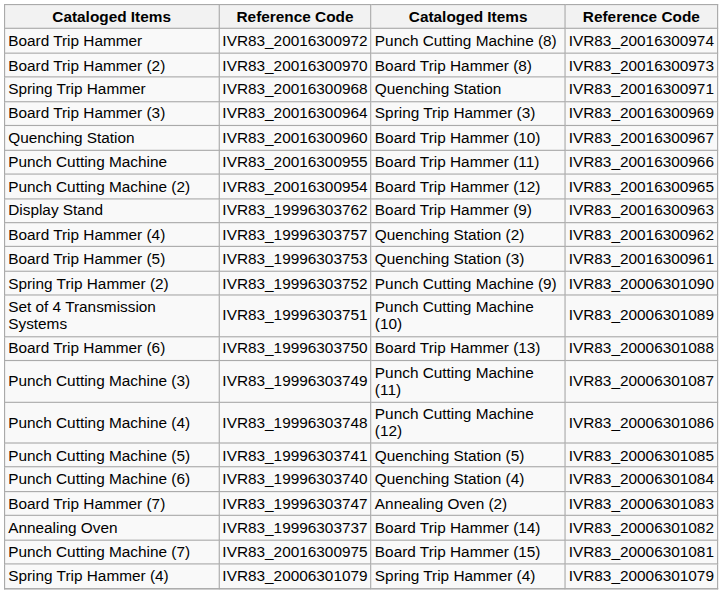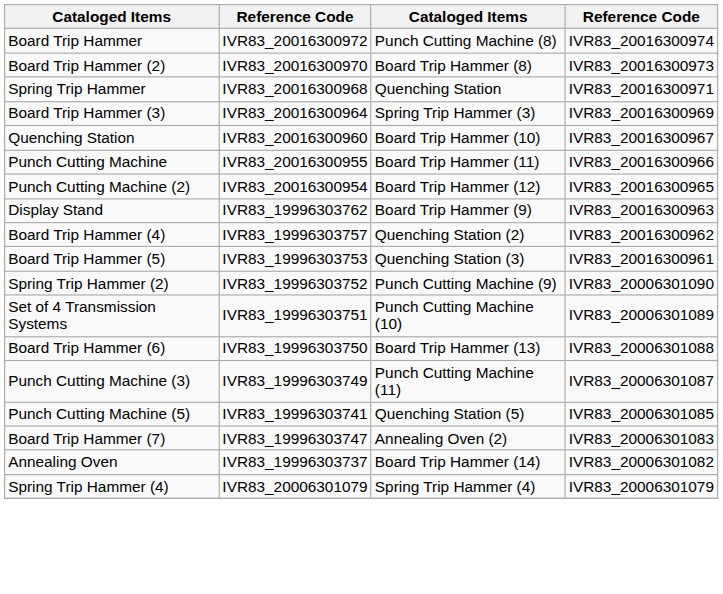- row: (99, 422)
- row: (99, 479)
- row: (99, 552)
